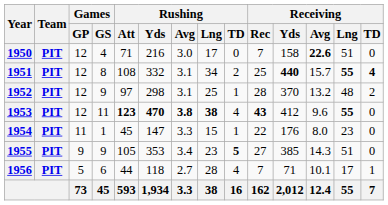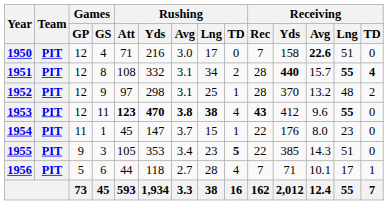(260, 72) 25 -> (260, 72) 28
(185, 131) 3.3 -> (185, 131) 3.7
(103, 151) 9 -> (103, 151) 3
(260, 151) 27 -> (260, 151) 22
